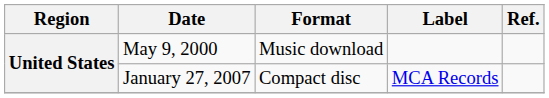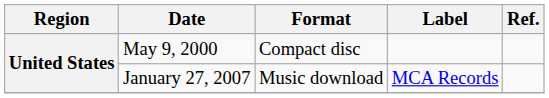(321, 48) Music download -> (310, 48) Compact disc
(310, 78) Compact disc -> (321, 78) Music download
